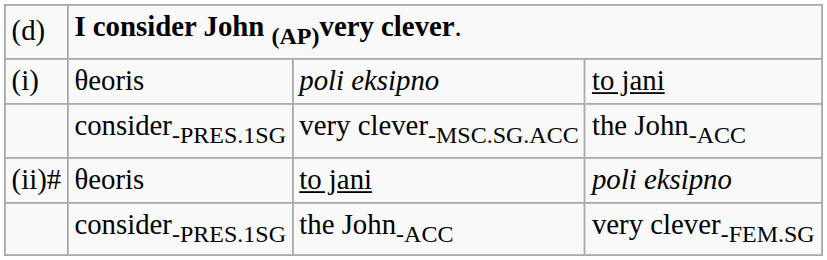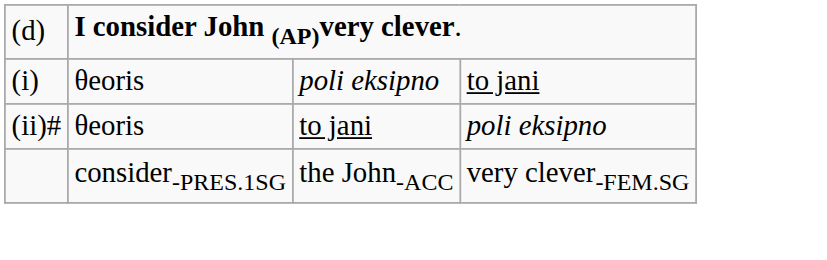- row: (439, 129)
